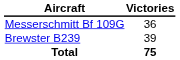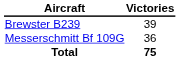rows swapped: (42, 38) <-> (65, 24)
